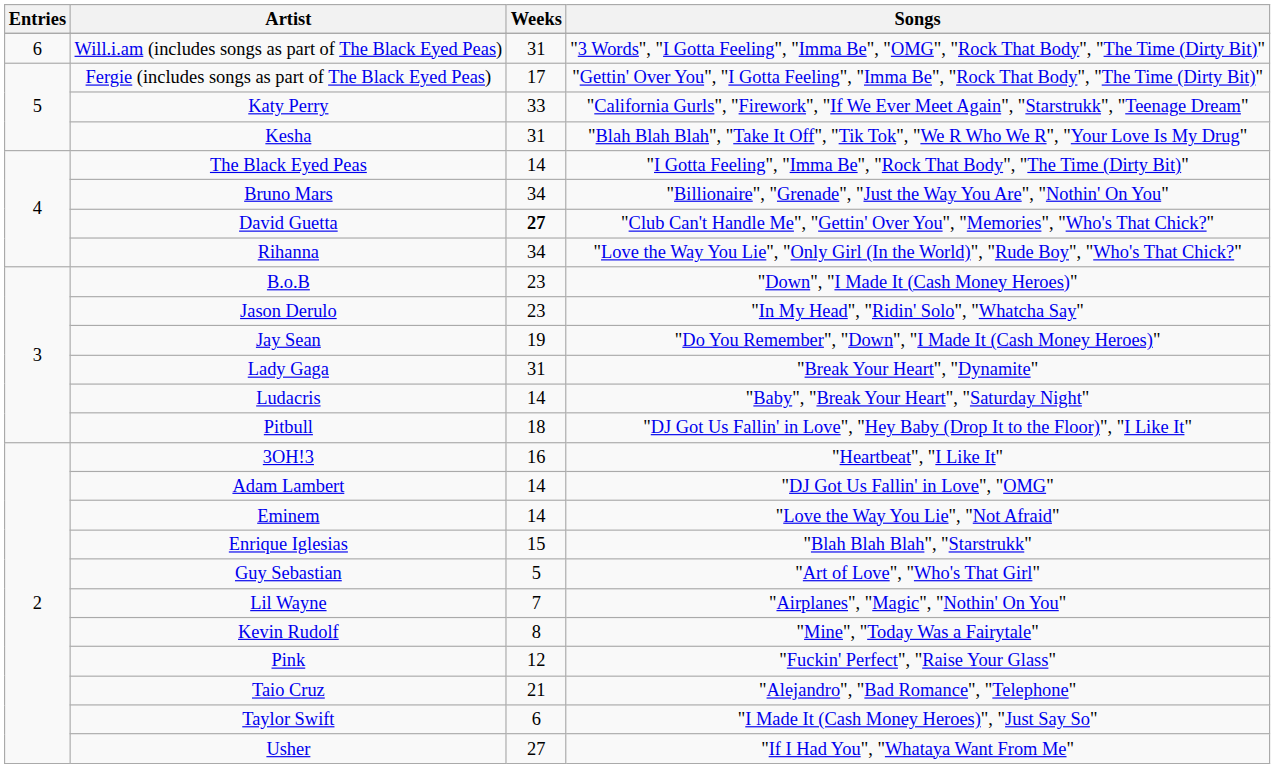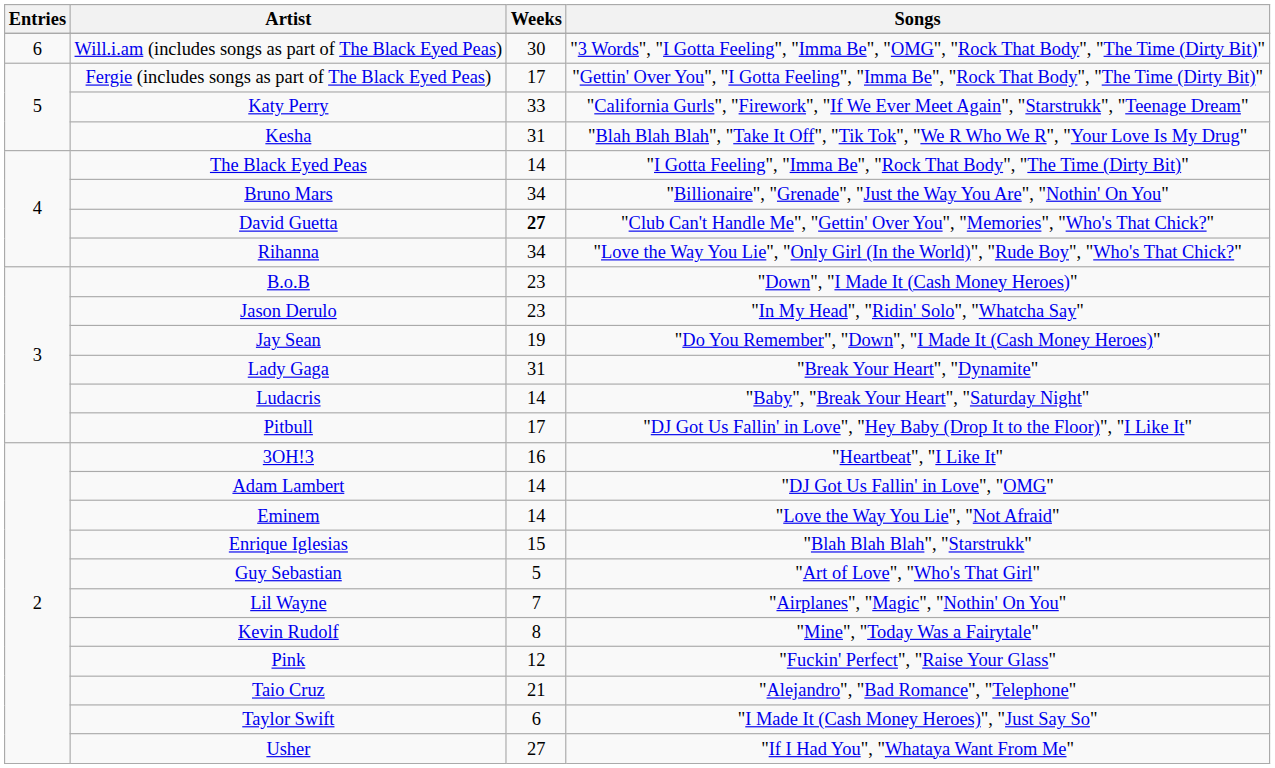(536, 48) 31 -> (536, 48) 30
(536, 427) 18 -> (536, 427) 17
